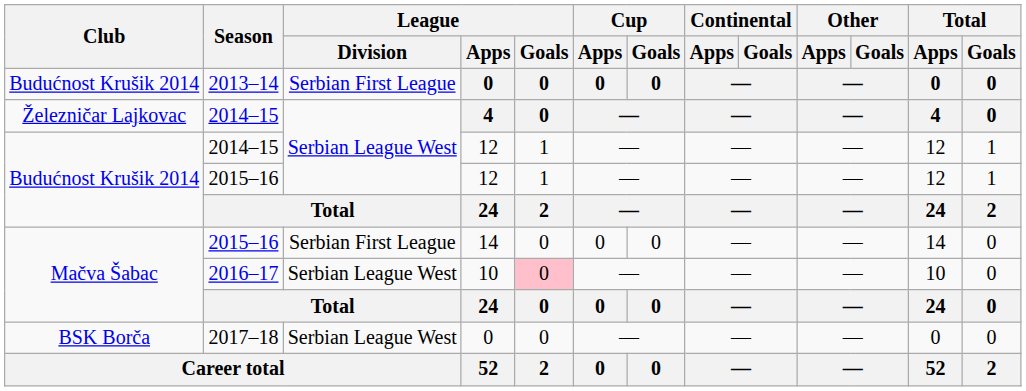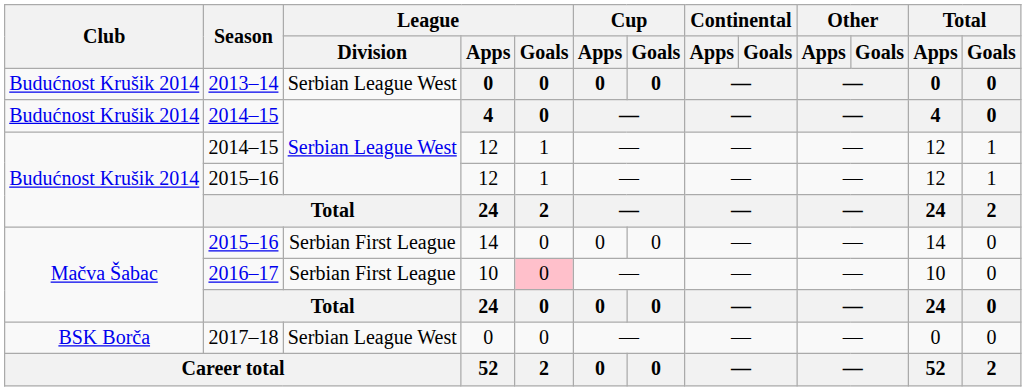(372, 83) Serbian First League -> (372, 83) Serbian League West
(104, 115) Železničar Lajkovac -> (104, 115) Budućnost Krušik 2014
(372, 274) Serbian League West -> (372, 274) Serbian First League
